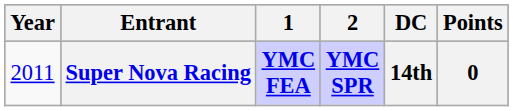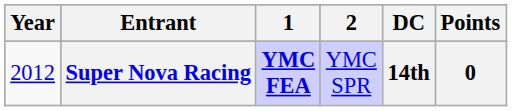(33, 72) 2011 -> (33, 72) 2012
(353, 72) bold -> (351, 72) normal
